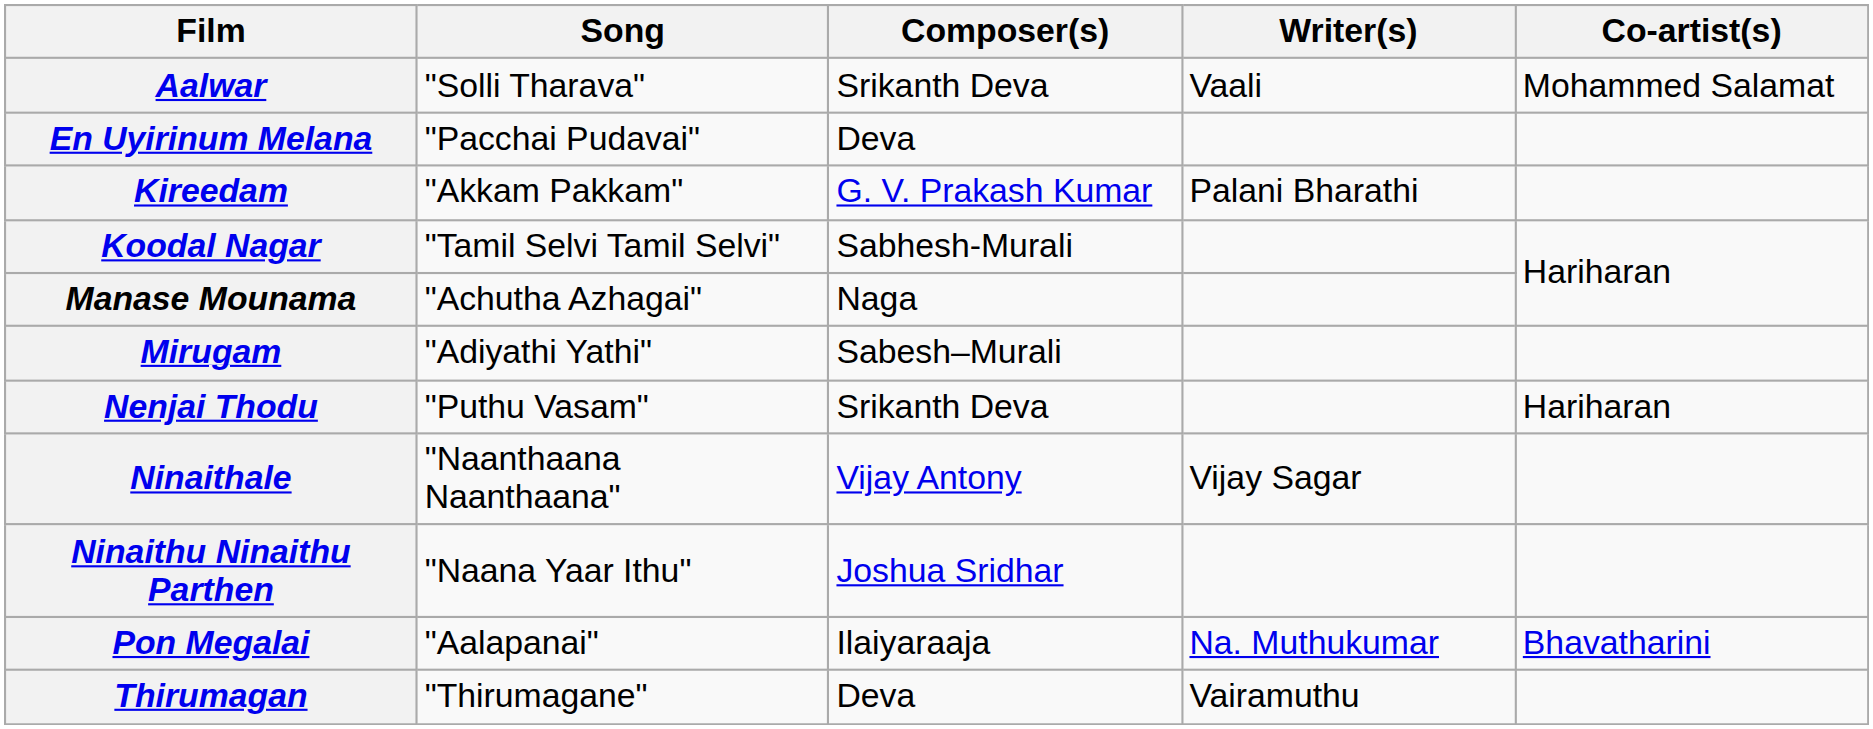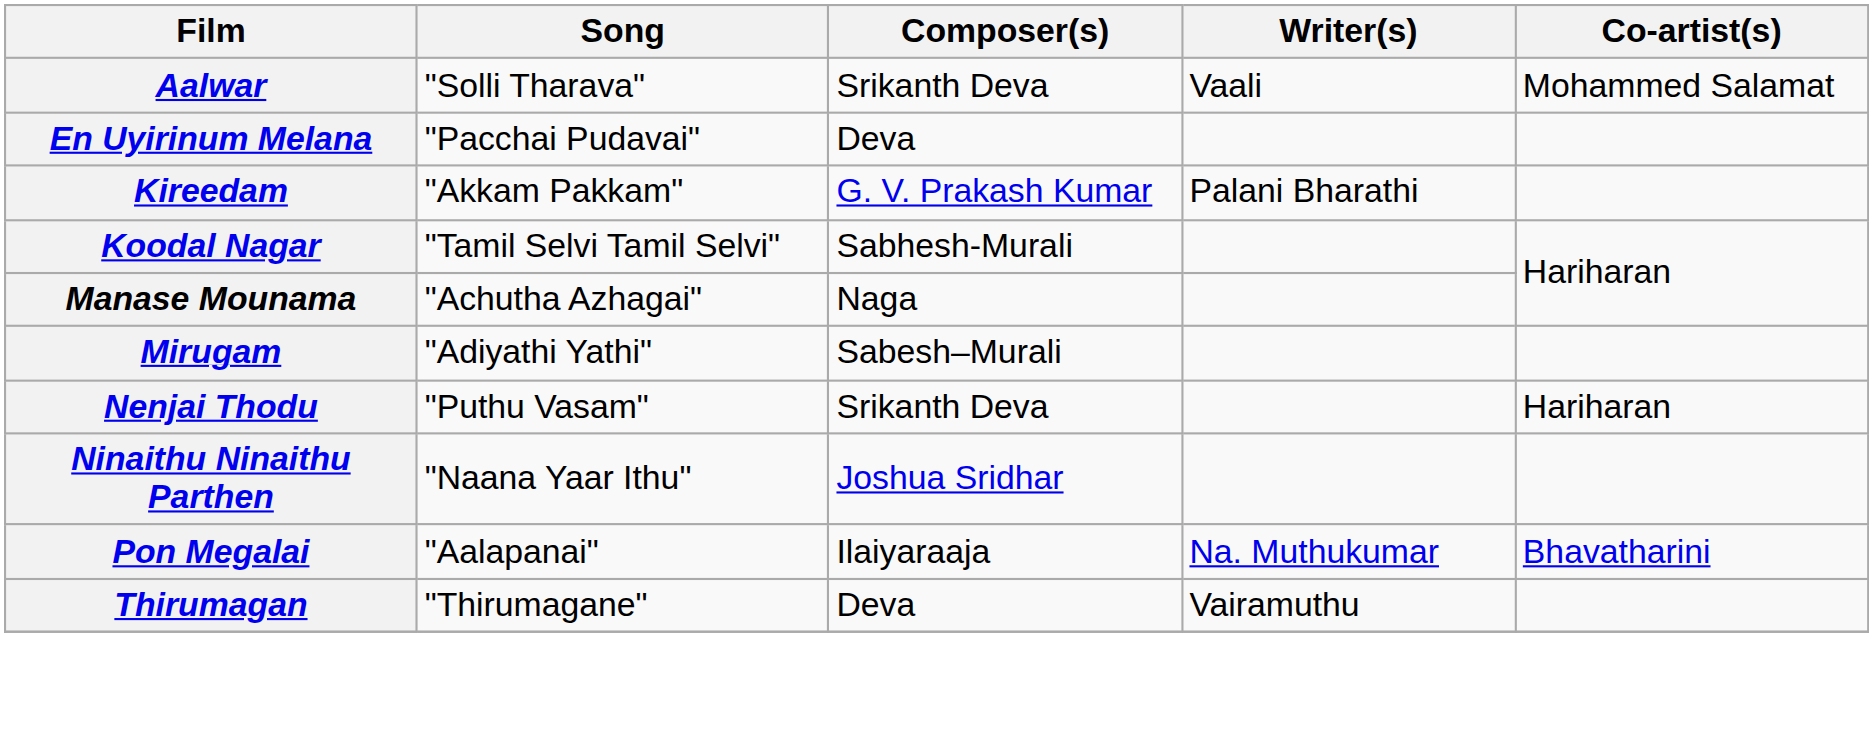- row: (211, 478)
